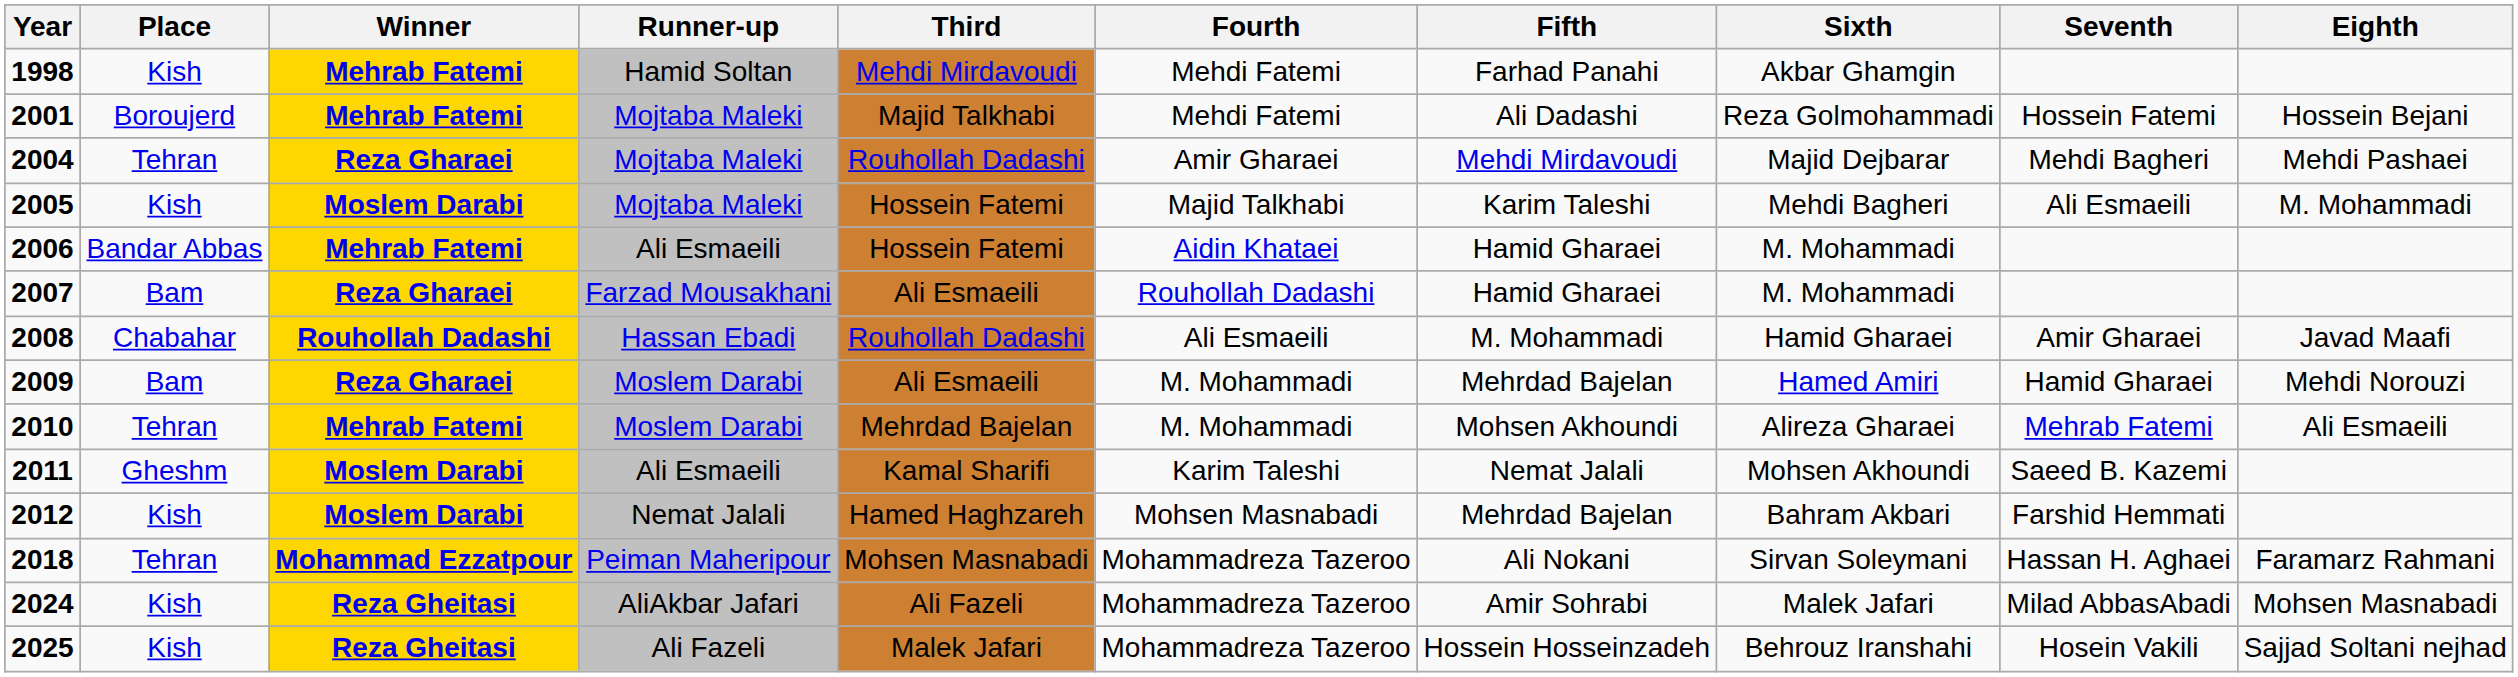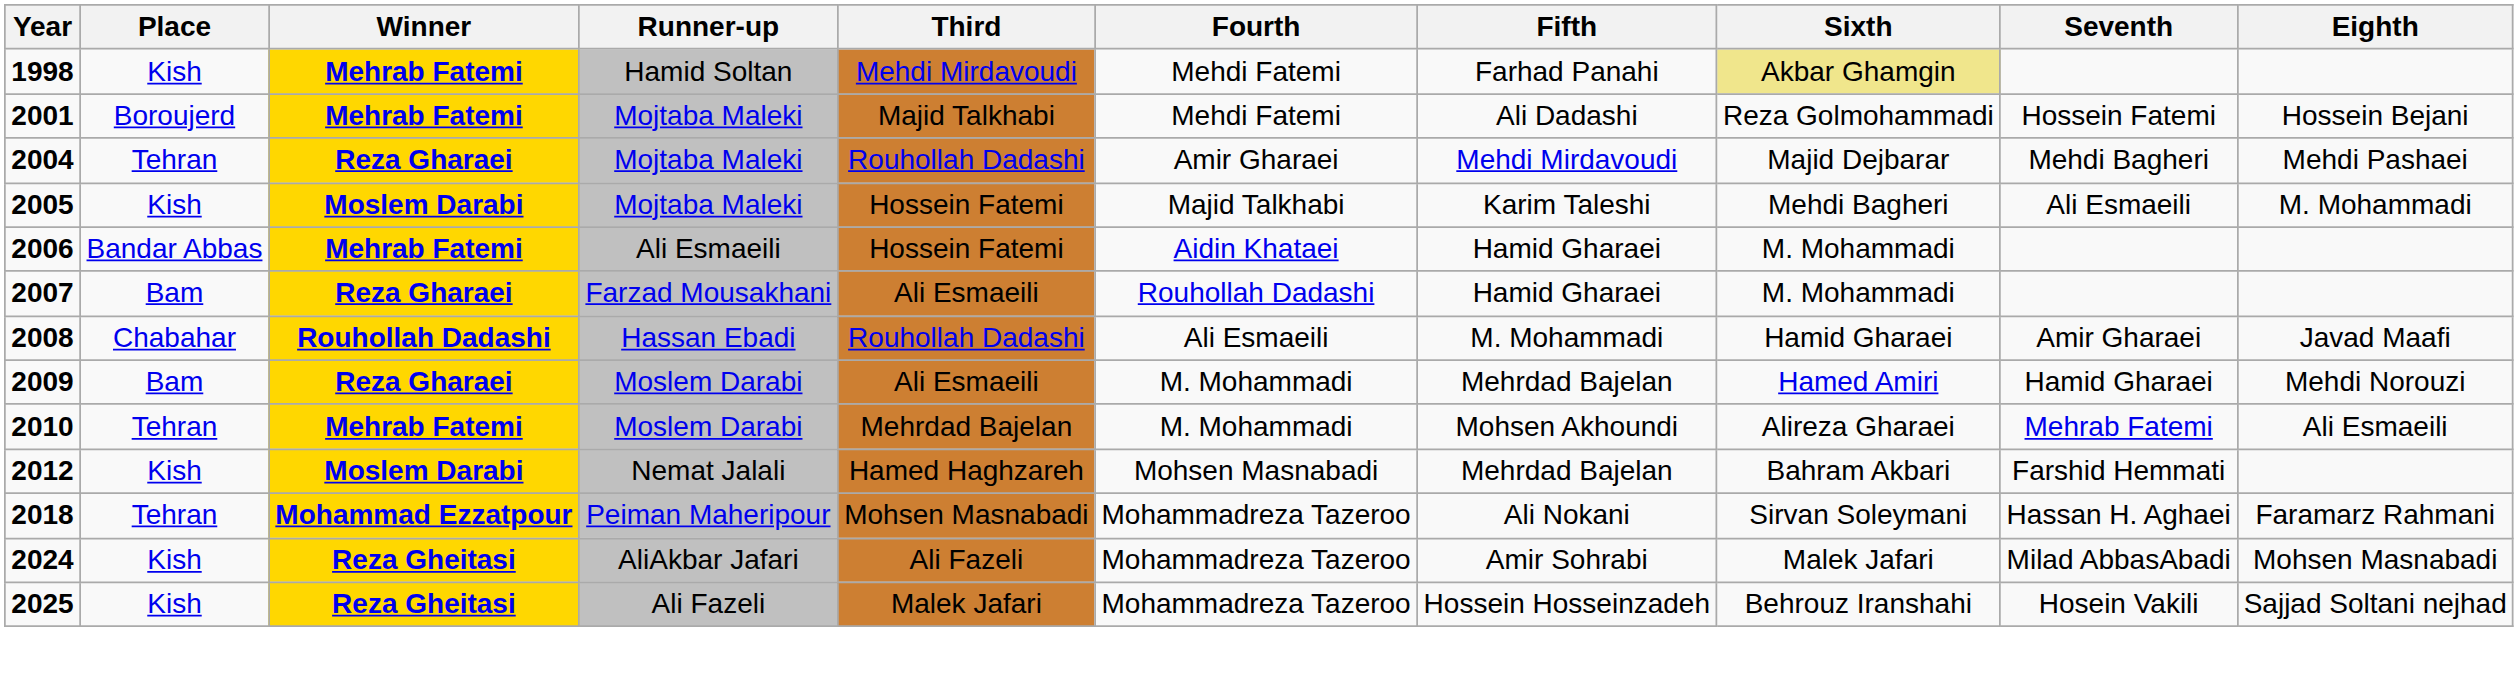(1858, 71) no background -> (1858, 71) khaki background
- row: (42, 470)
